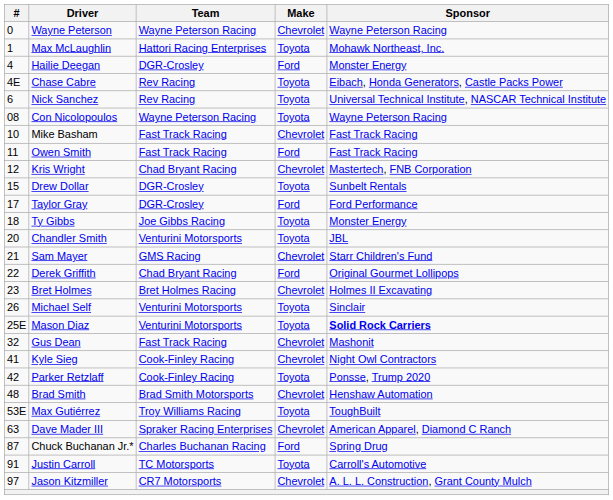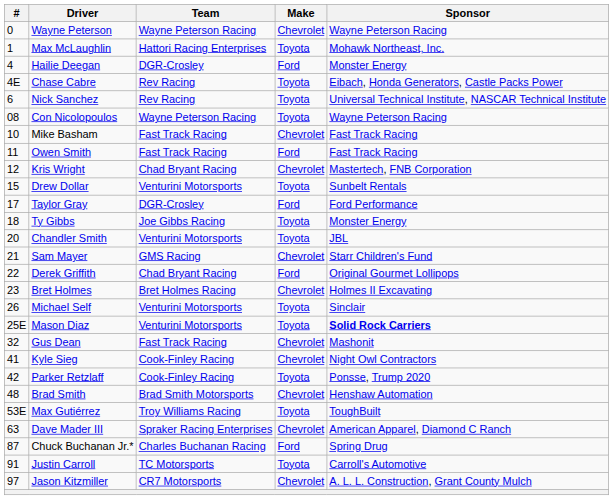(171, 186) DGR-Crosley -> (190, 186) Venturini Motorsports
